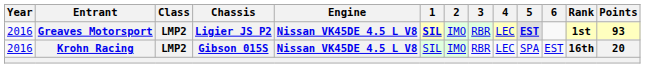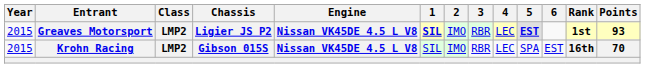(20, 31) 2016 -> (20, 31) 2015
(20, 49) 2016 -> (20, 49) 2015
(618, 49) 20 -> (618, 49) 70
